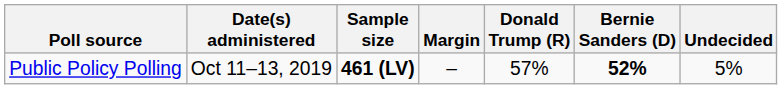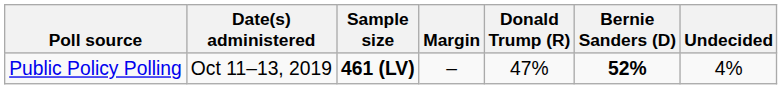(529, 69) 57% -> (529, 69) 47%
(729, 69) 5% -> (729, 69) 4%
